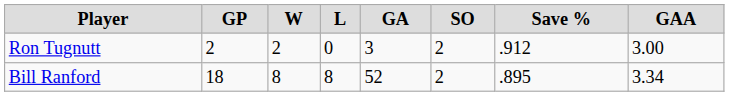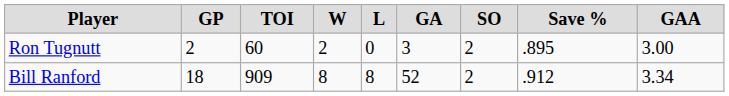+ column: (277, 18)
(515, 47) .912 -> (538, 47) .895
(515, 76) .895 -> (538, 76) .912
